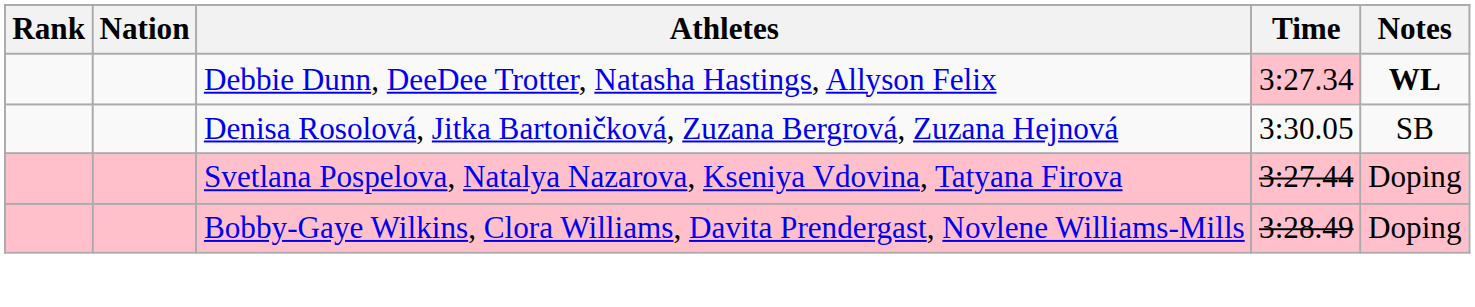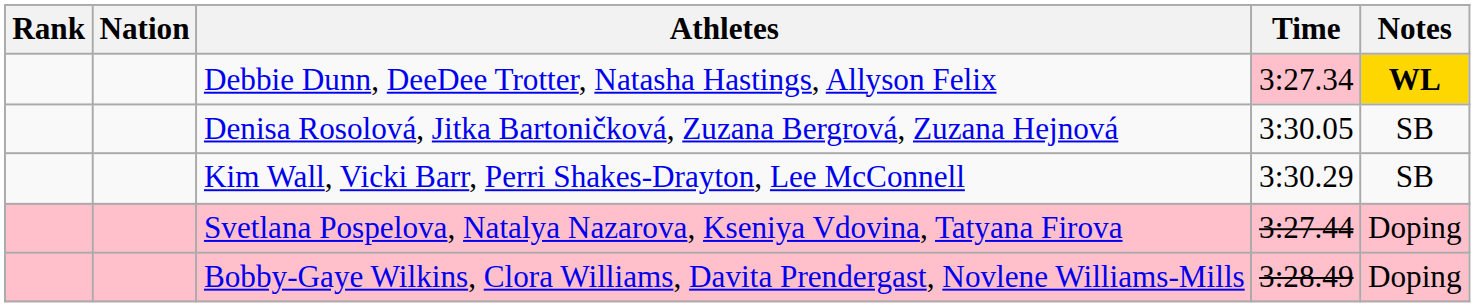(1415, 78) no background -> (1415, 78) gold background
+ row: (584, 177)
